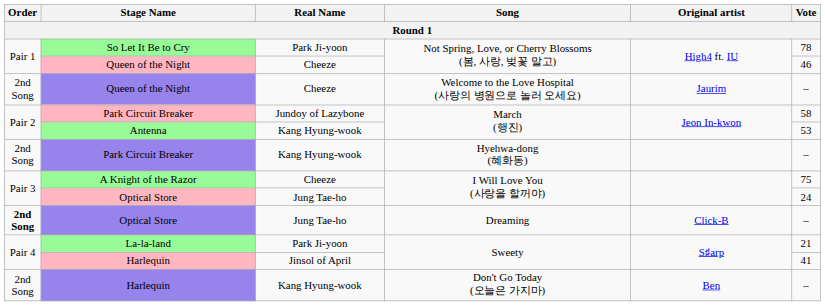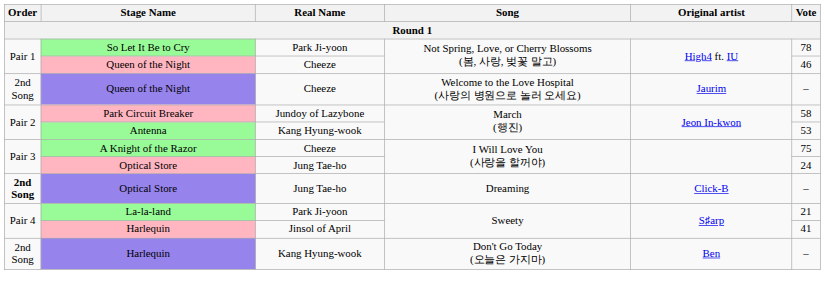- row: (148, 155)
